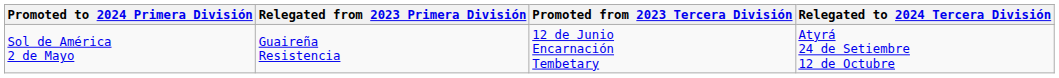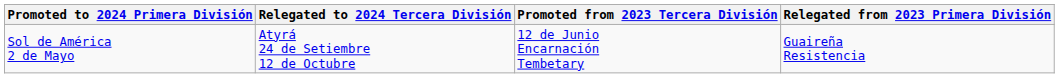columns swapped: (393, 15) <-> (925, 15)
